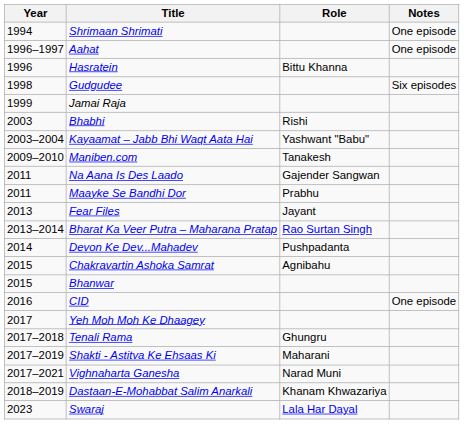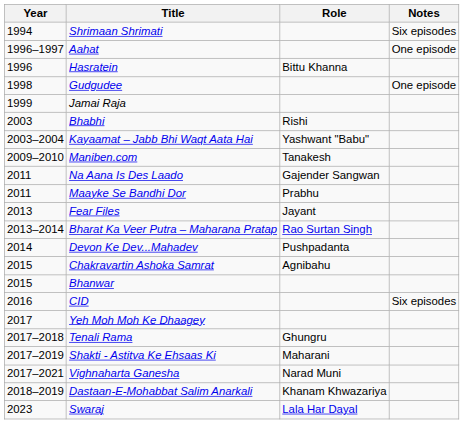(424, 31) One episode -> (424, 31) Six episodes
(424, 85) Six episodes -> (424, 85) One episode
(424, 301) One episode -> (424, 301) Six episodes
